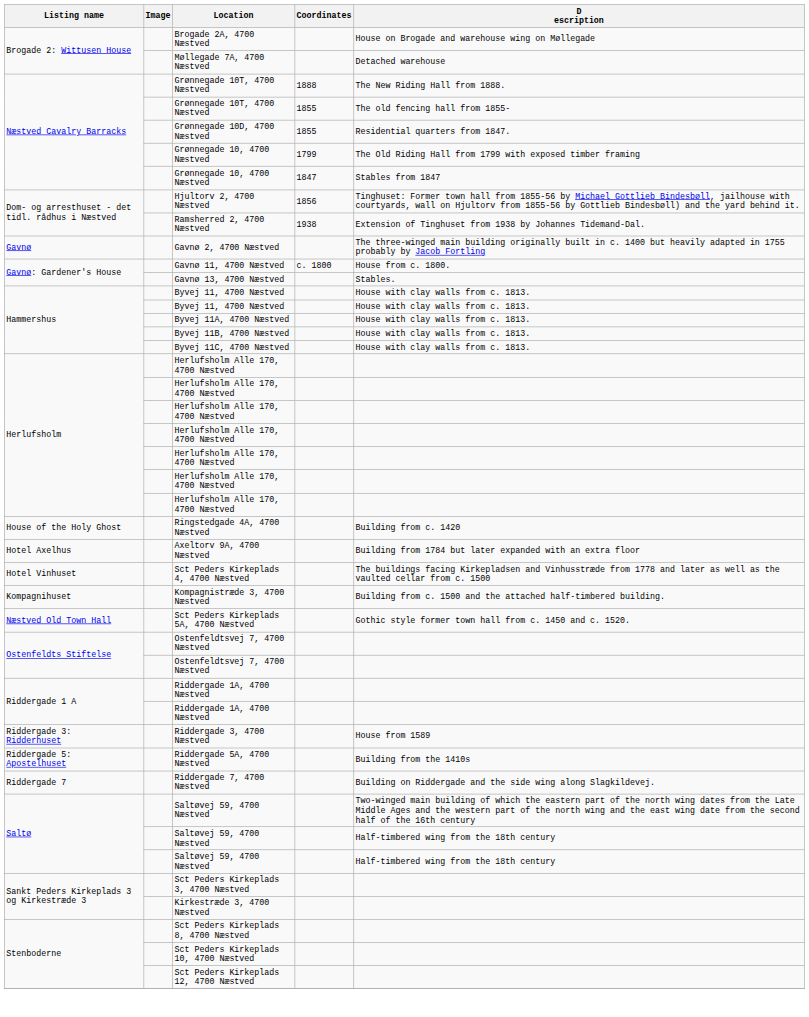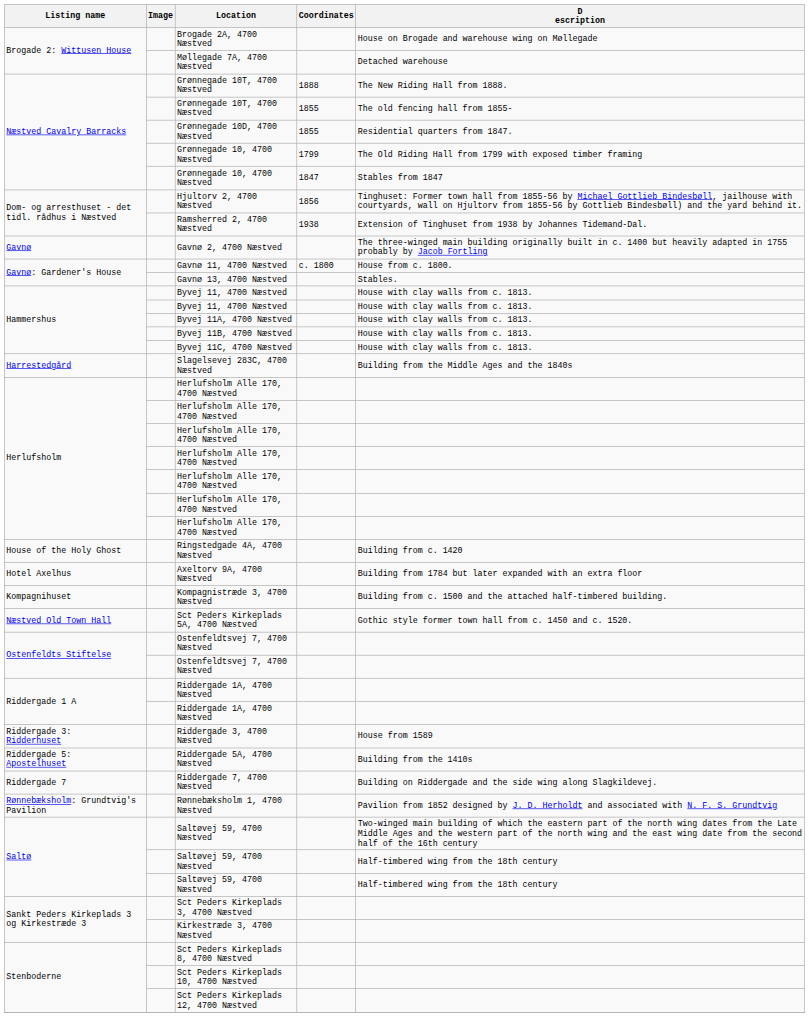+ row: (232, 366)
- row: (227, 574)
+ row: (229, 806)
